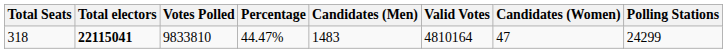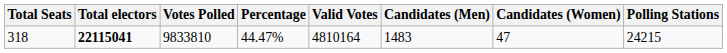columns swapped: (457, 15) <-> (365, 15)
(644, 37) 24299 -> (644, 37) 24215
